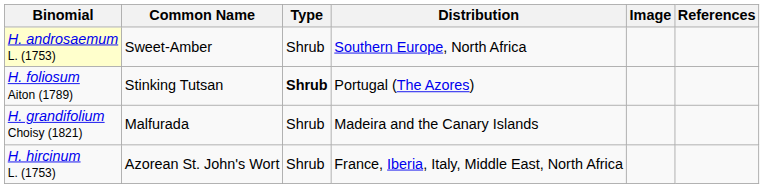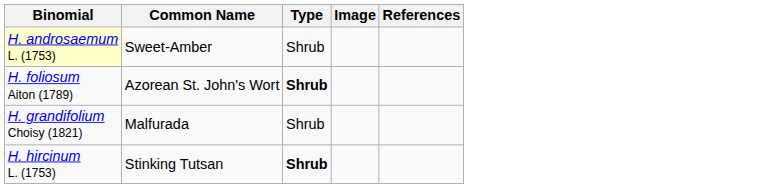- column: (479, 15)
(174, 85) Stinking Tutsan -> (202, 85) Azorean St. John's Wort
(202, 163) Azorean St. John's Wort -> (174, 163) Stinking Tutsan
(305, 163) normal -> (307, 163) bold
